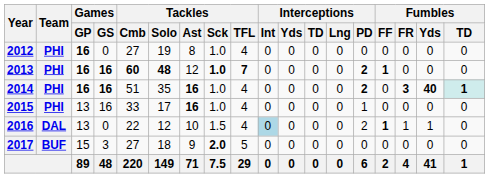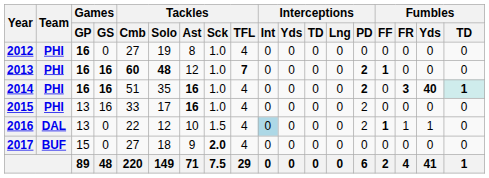(218, 70) bold -> (218, 70) normal
(364, 107) 1 -> (364, 107) 2
(106, 145) 3 -> (106, 145) 0
(244, 145) 5 -> (244, 145) 4
